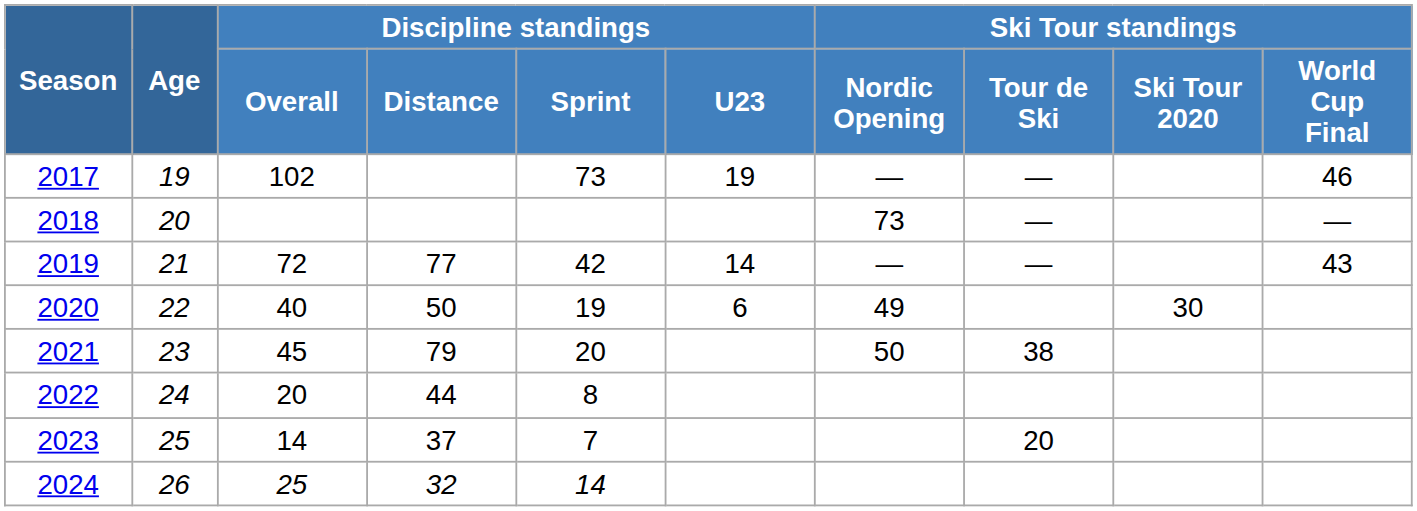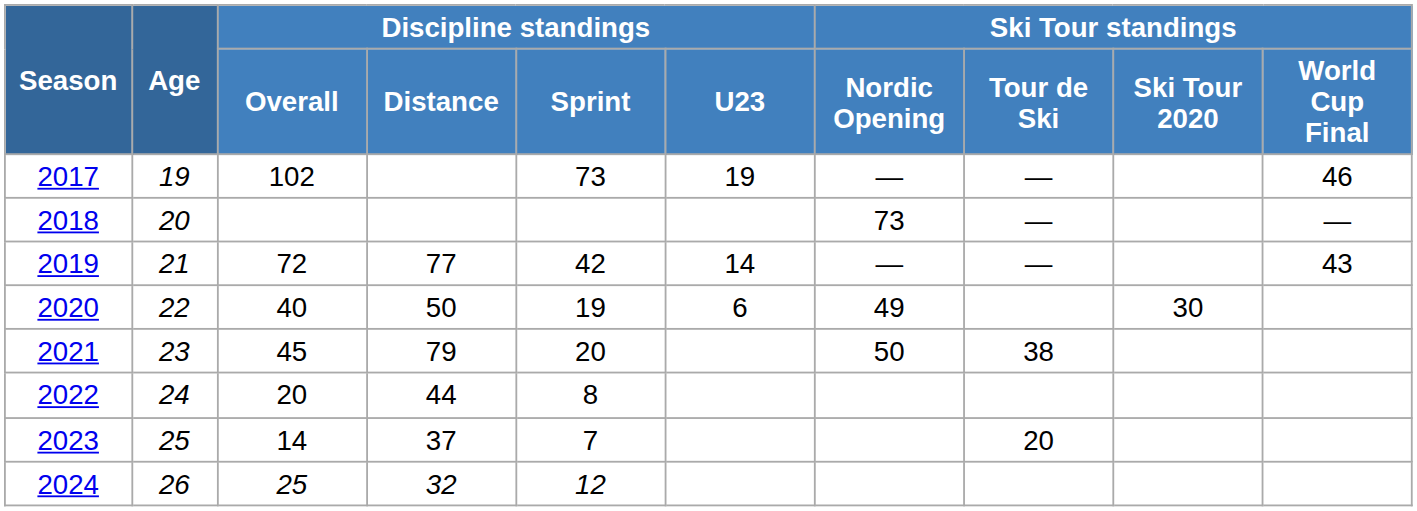(590, 483) 14 -> (590, 483) 12
